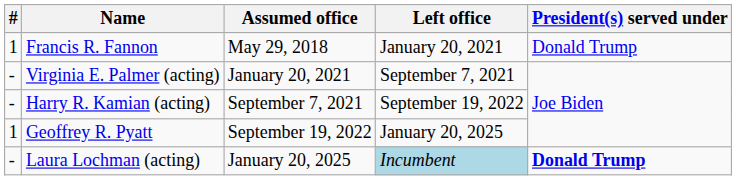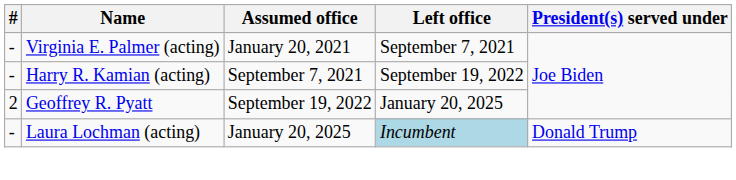- row: (92, 47)
(13, 132) 1 -> (13, 103) 2
(589, 160) bold -> (585, 132) normal
